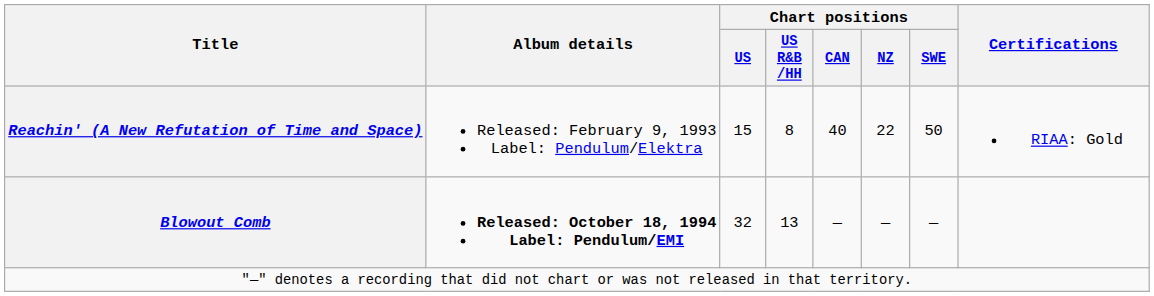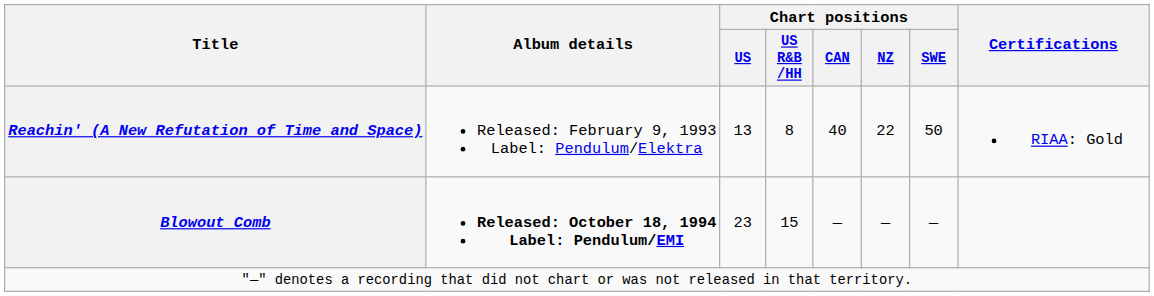(743, 131) 15 -> (743, 131) 13
(743, 222) 32 -> (743, 222) 23
(789, 222) 13 -> (789, 222) 15
